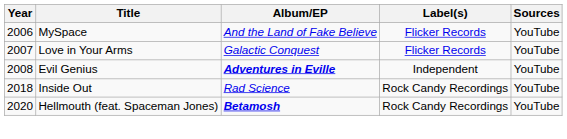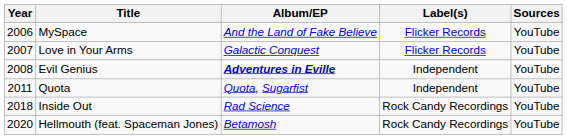+ row: (54, 87)
(252, 106) bold -> (250, 124) normal
